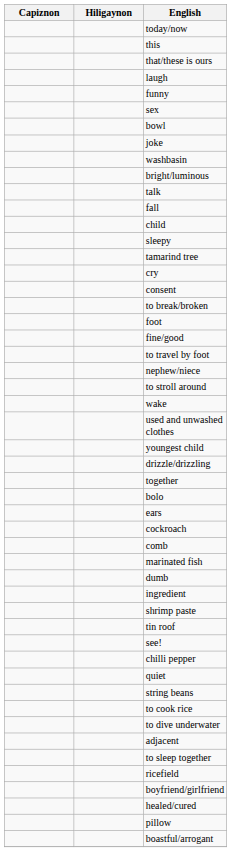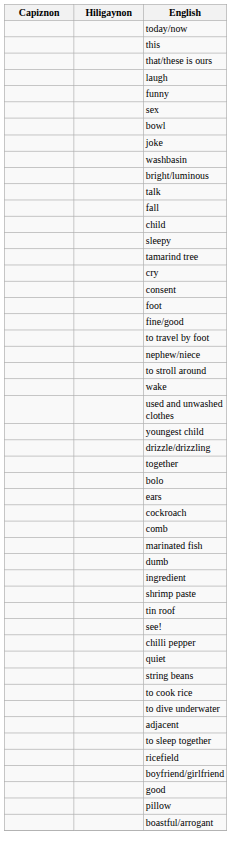- row: (177, 306)
+ row: (156, 790)
- row: (171, 806)
